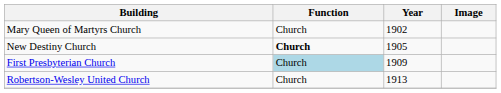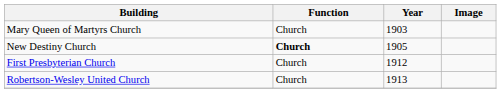(397, 29) 1902 -> (397, 29) 1903
(291, 63) lightblue background -> (291, 63) no background
(397, 63) 1909 -> (397, 63) 1912
